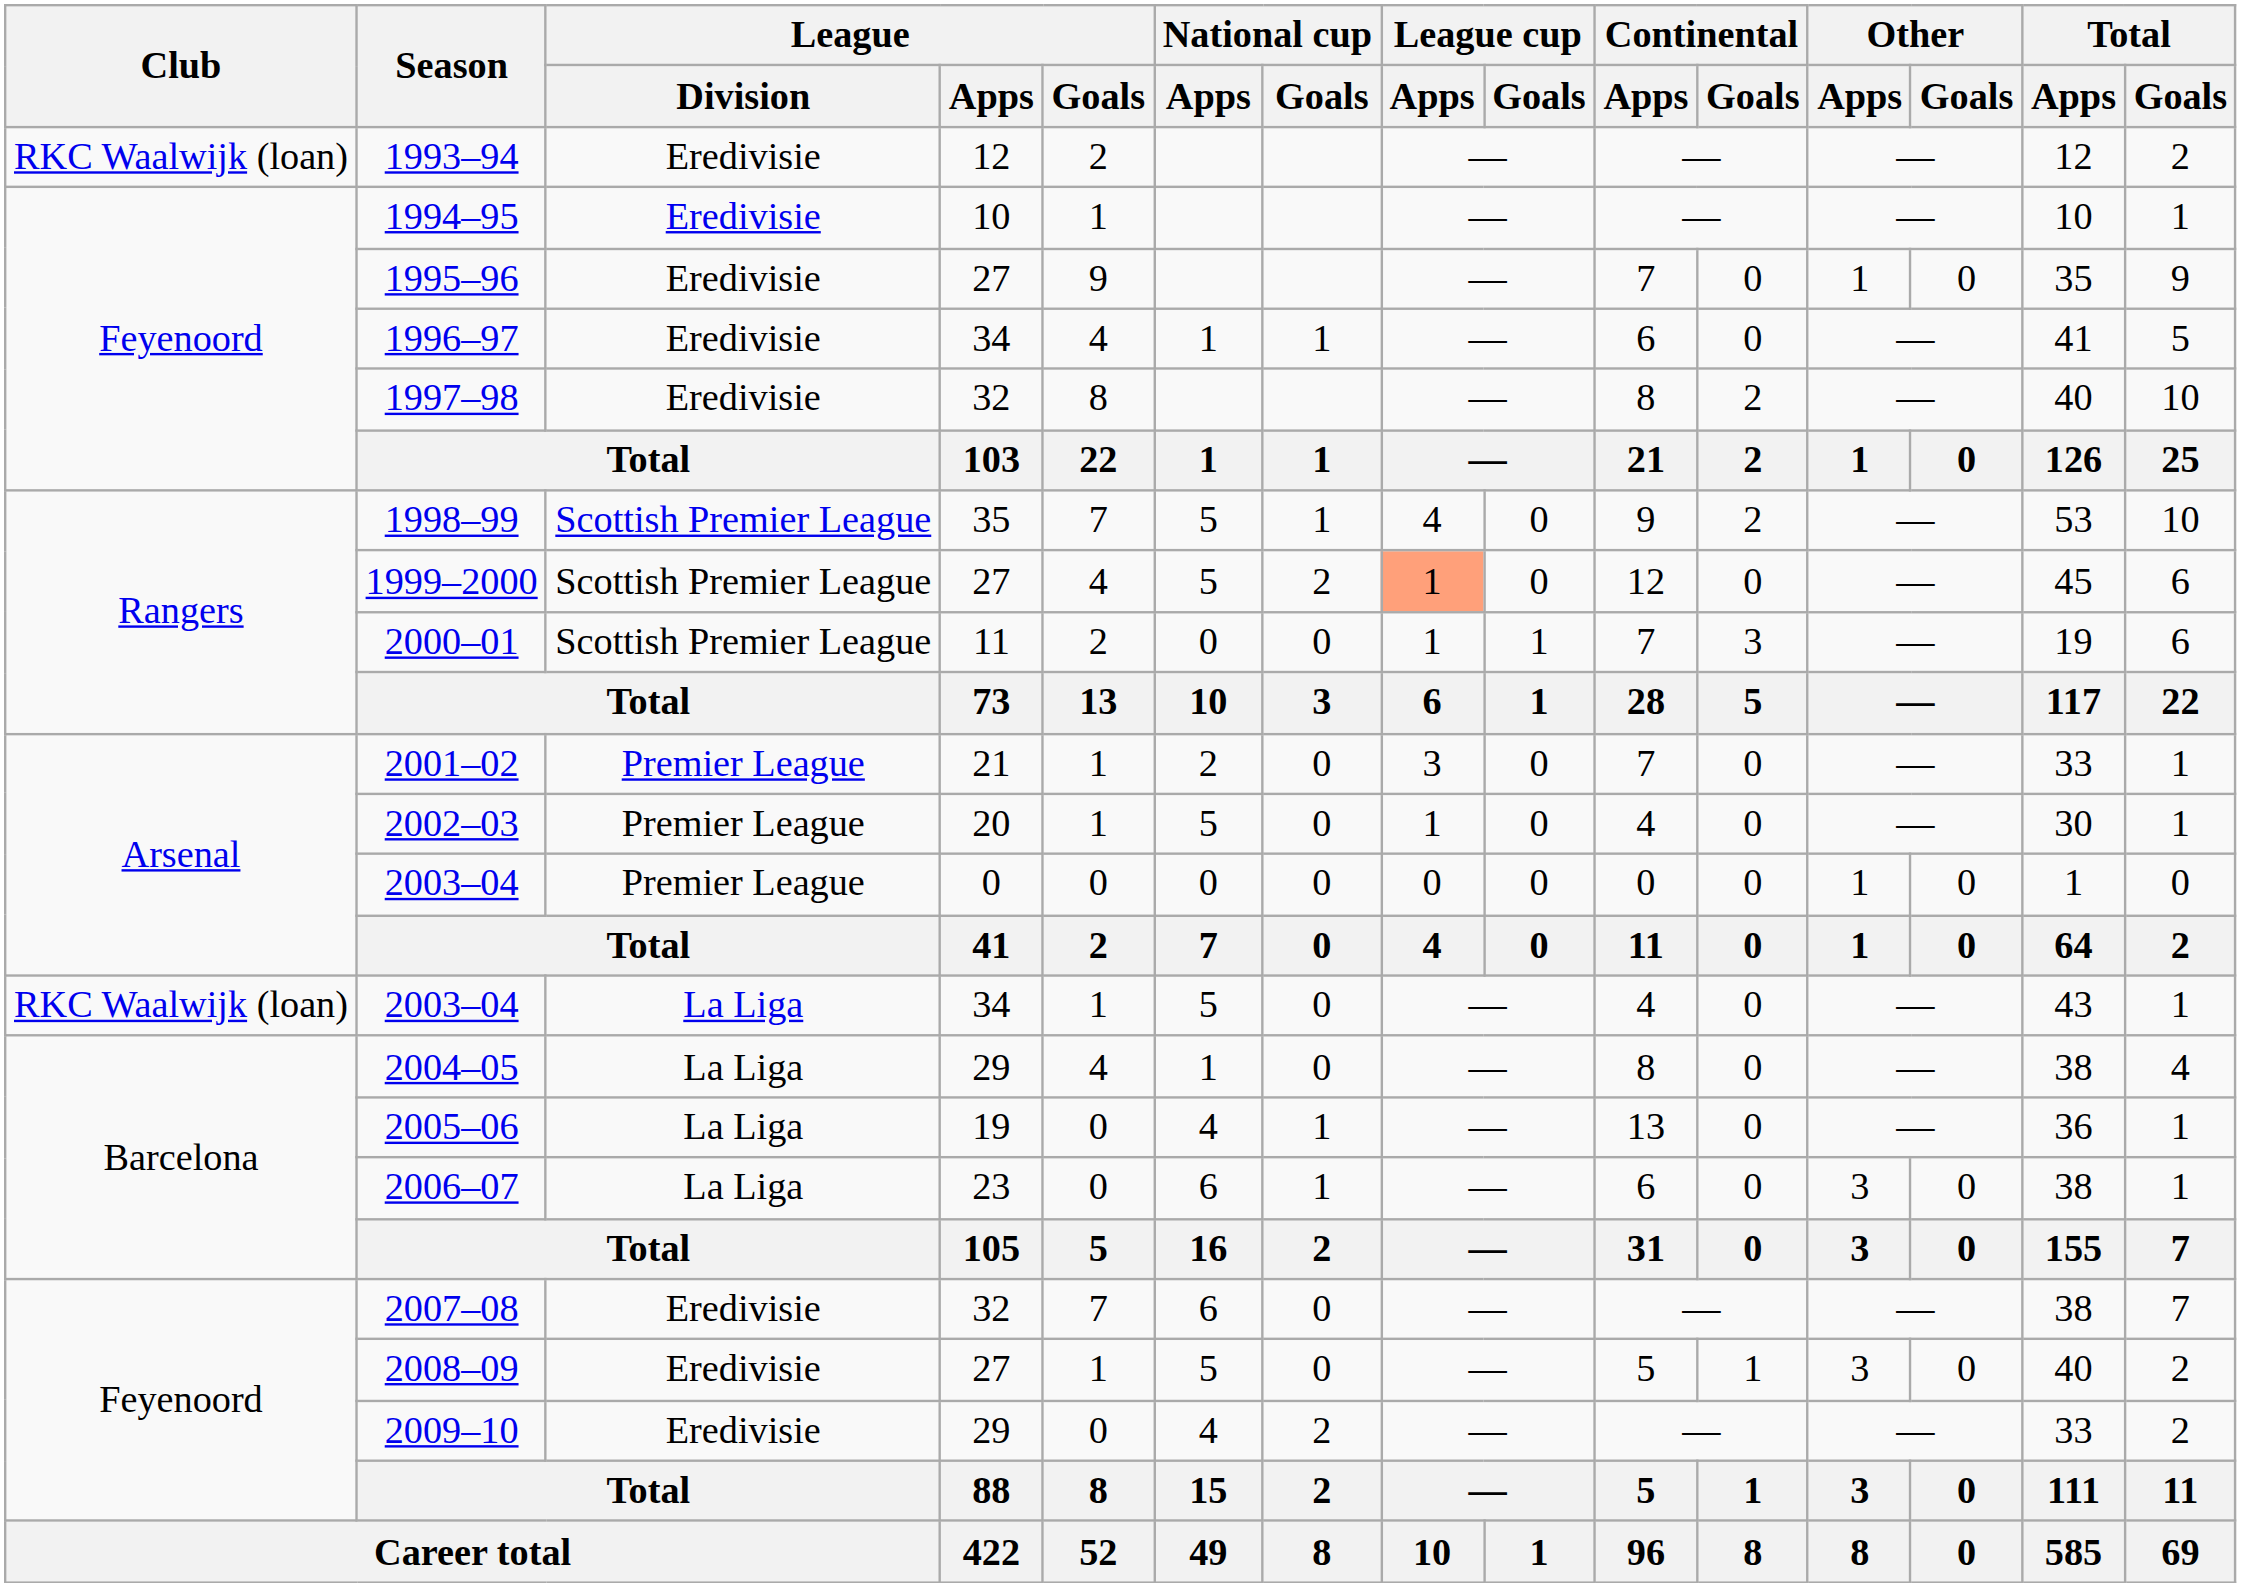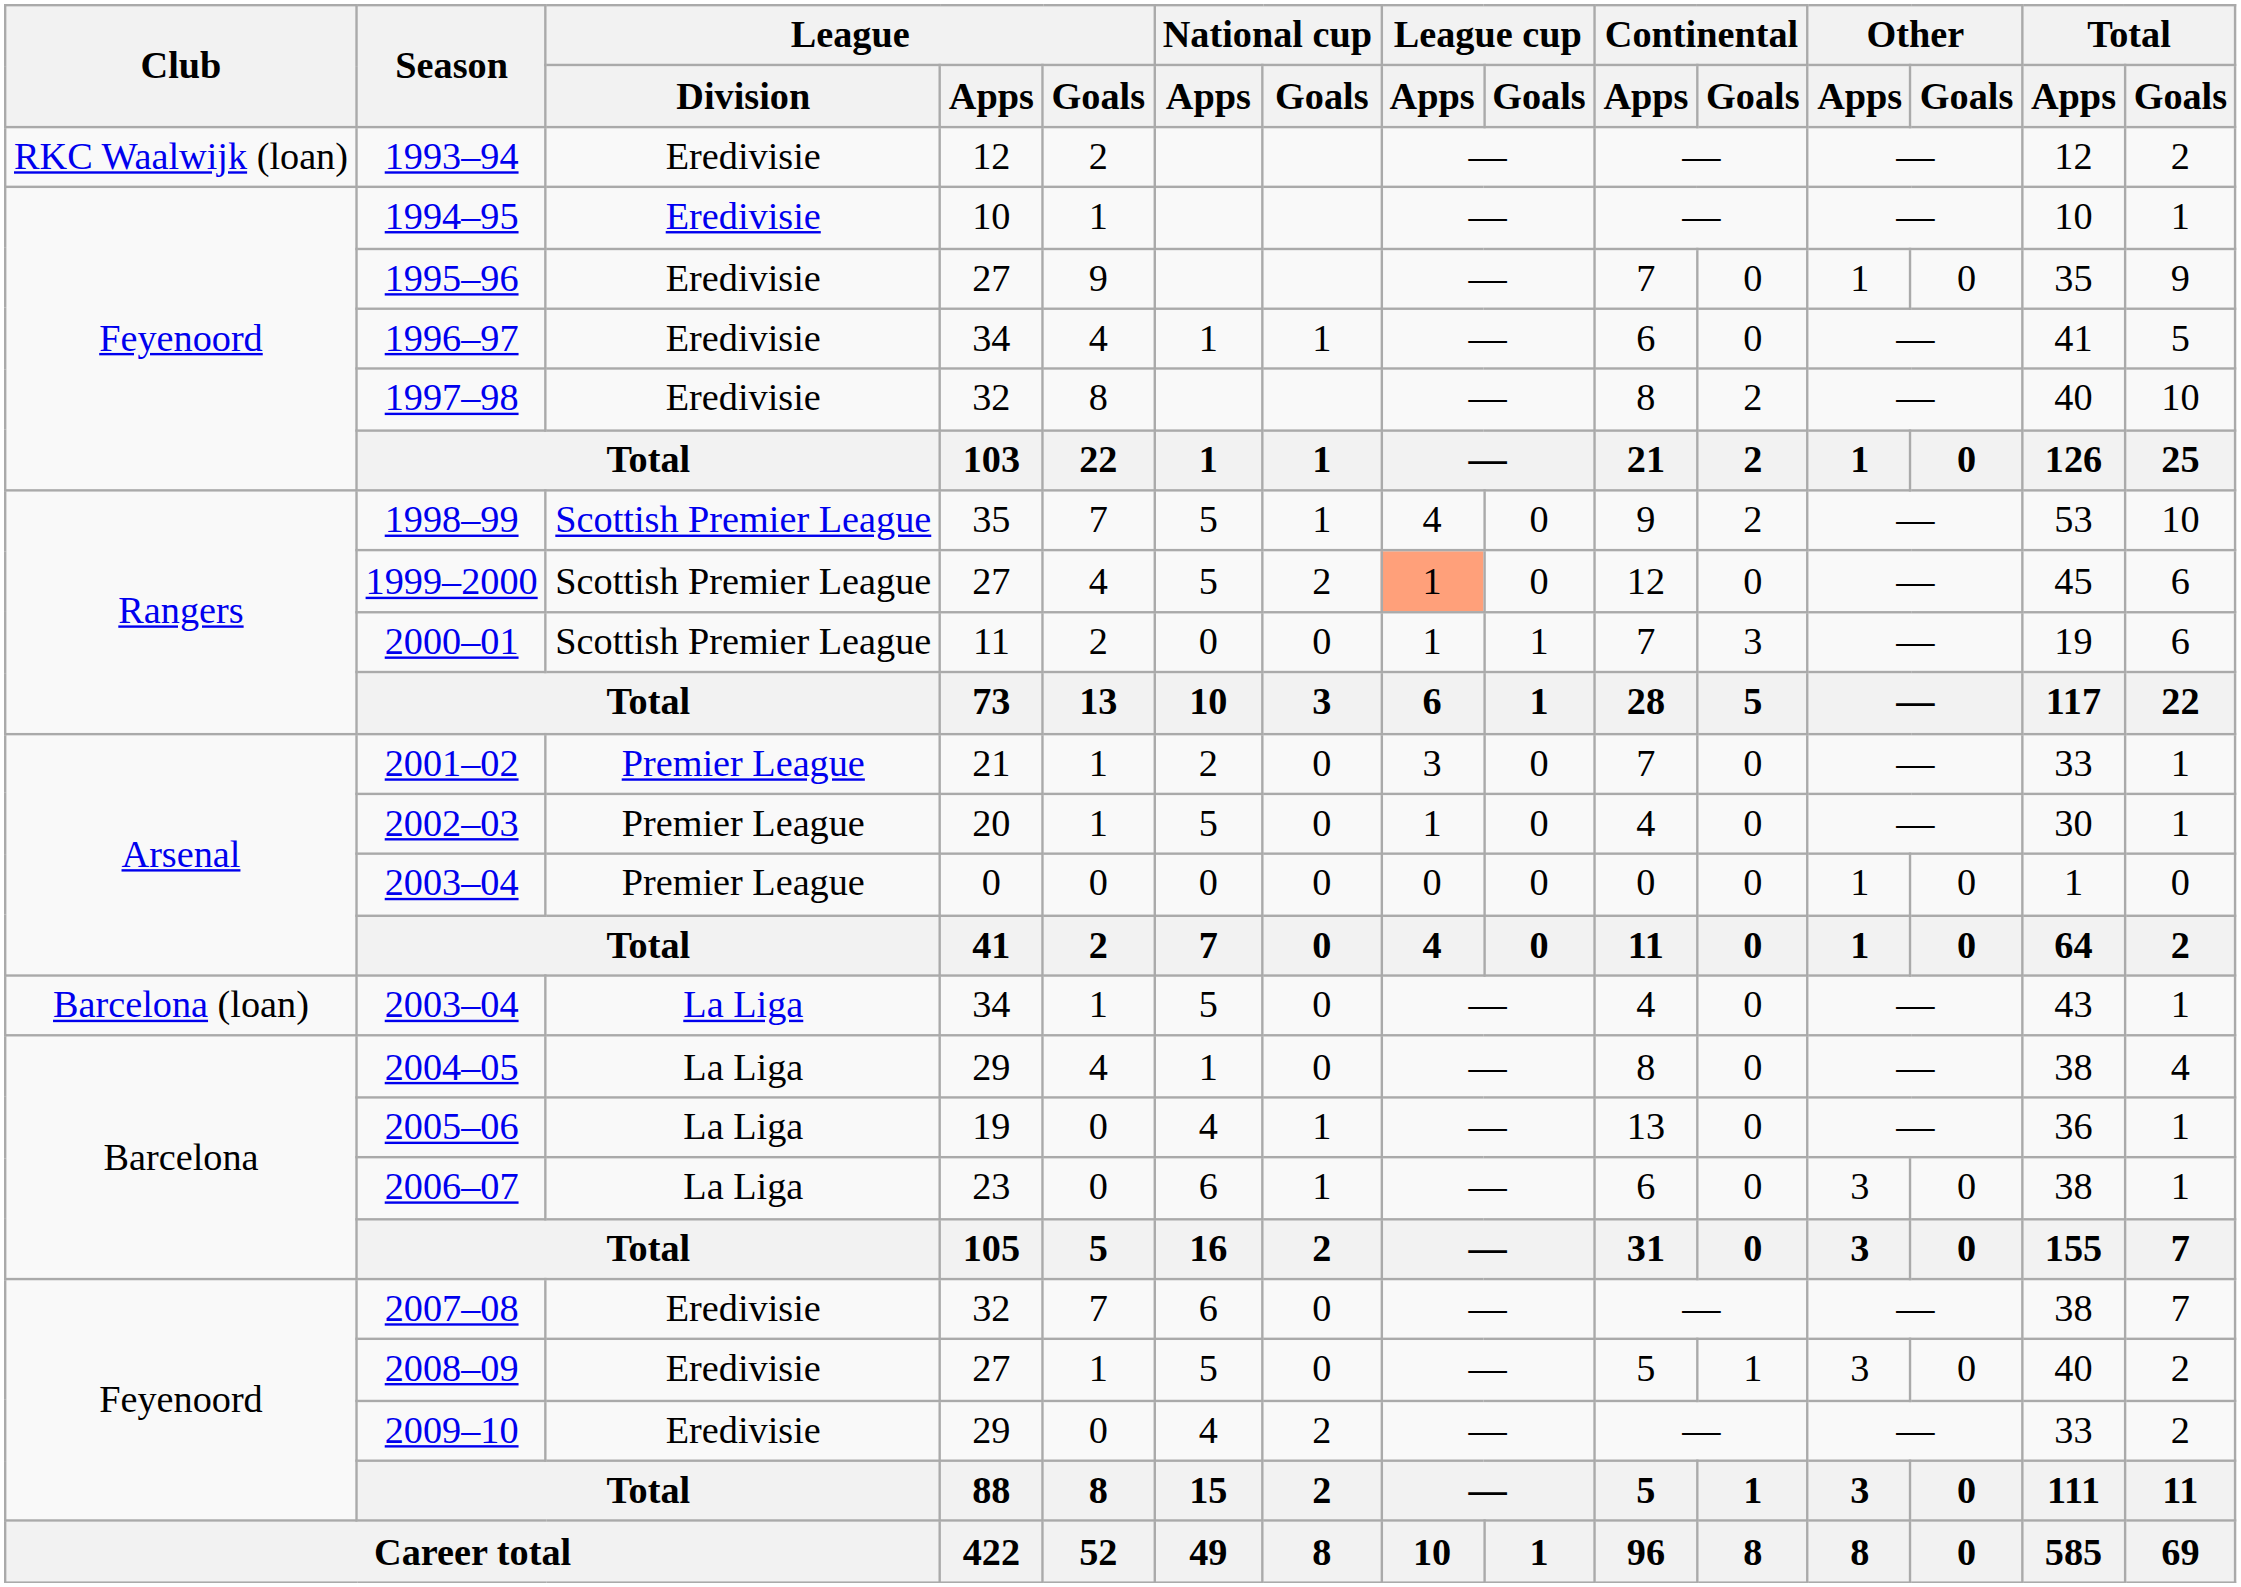(181, 1005) RKC Waalwijk (loan) -> (181, 1005) Barcelona (loan)
